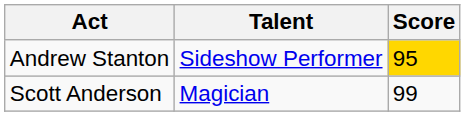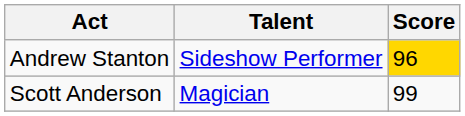(405, 57) 95 -> (405, 57) 96
